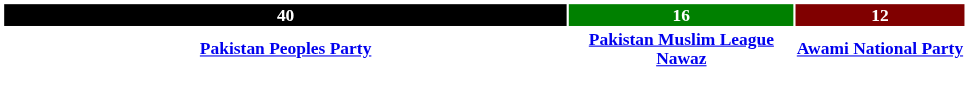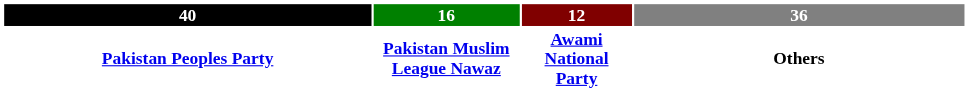+ column: (799, 15)
